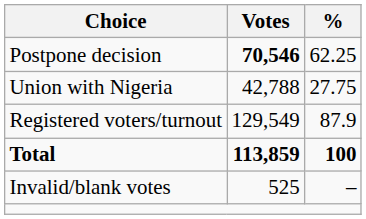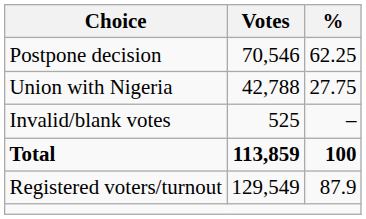(271, 54) bold -> (271, 54) normal
rows swapped: (90, 187) <-> (116, 120)
